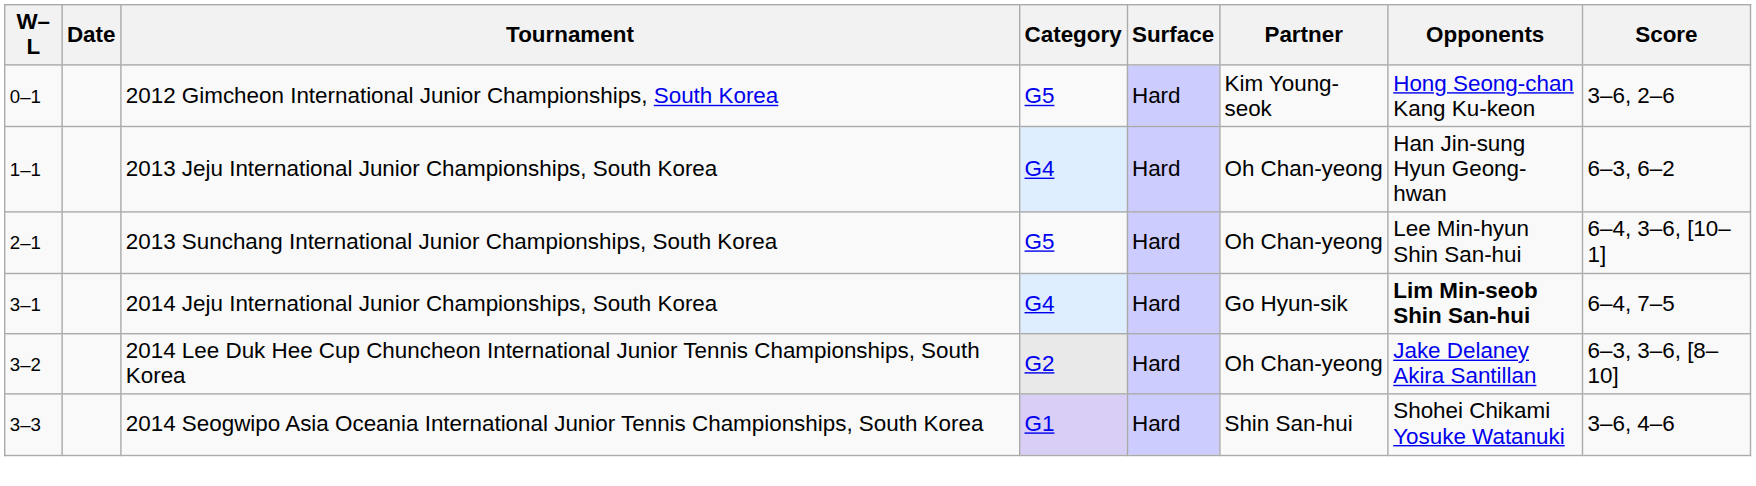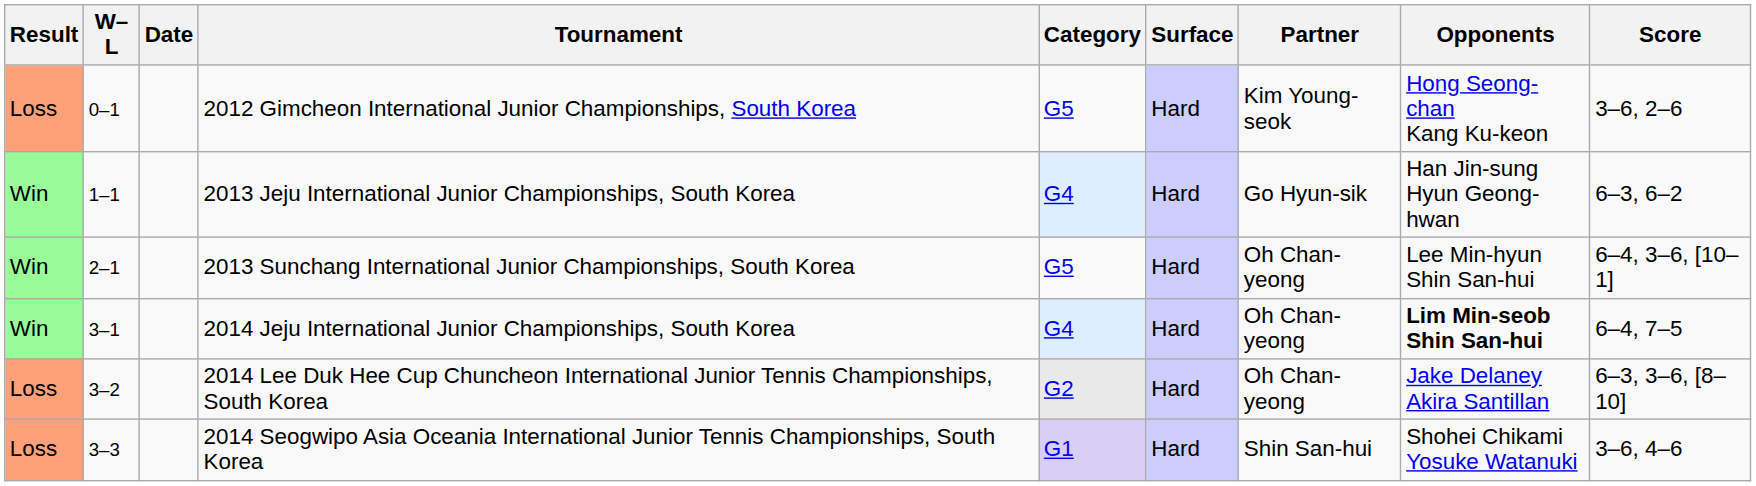+ column: (44, 34)
(1304, 168) Oh Chan-yeong -> (1305, 194) Go Hyun-sik
(1286, 302) Go Hyun-sik -> (1292, 328) Oh Chan-yeong
